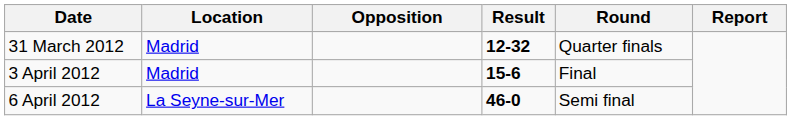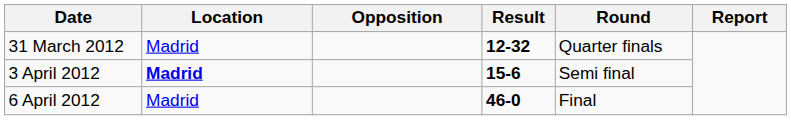(172, 73) normal -> (174, 73) bold
(578, 73) Final -> (597, 73) Semi final
(215, 100) La Seyne-sur-Mer -> (172, 100) Madrid
(597, 100) Semi final -> (578, 100) Final
